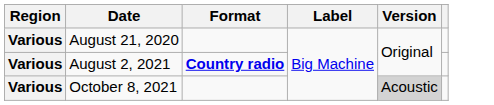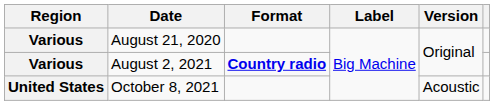(35, 87) Various -> (56, 87) United States
(409, 87) lightgrey background -> (451, 87) no background
